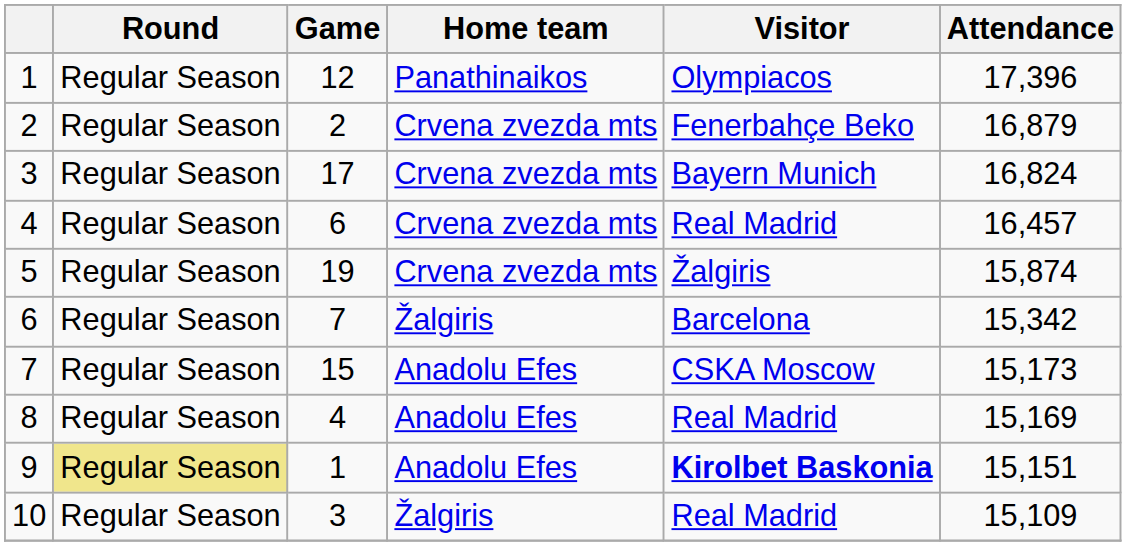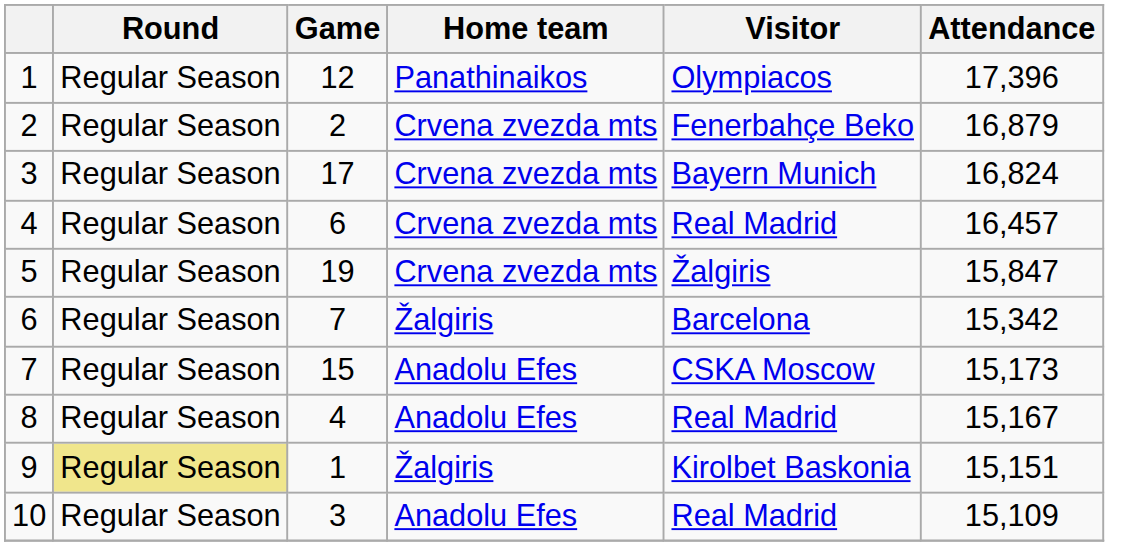(1030, 272) 15,874 -> (1012, 272) 15,847
(1030, 418) 15,169 -> (1012, 418) 15,167
(486, 467) Anadolu Efes -> (444, 467) Žalgiris
(802, 467) bold -> (791, 467) normal
(444, 516) Žalgiris -> (486, 516) Anadolu Efes
